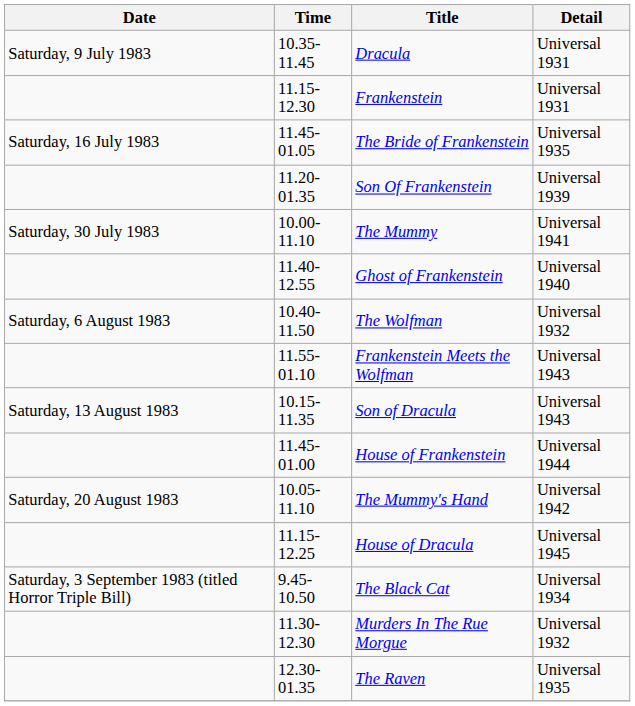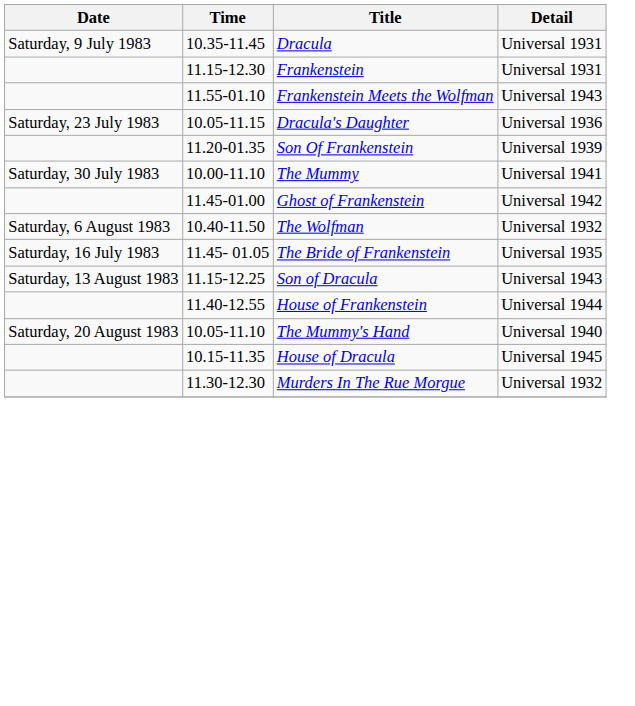rows swapped: (442, 142) <-> (433, 365)
+ row: (343, 122)
(299, 276) 11.40-12.55 -> (226, 200) 11.45-01.00
(569, 276) Universal 1940 -> (552, 200) Universal 1942
(299, 410) 10.15-11.35 -> (226, 278) 11.15-12.25
(299, 455) 11.45-01.00 -> (226, 305) 11.40-12.55
(569, 499) Universal 1942 -> (552, 331) Universal 1940
(299, 544) 11.15-12.25 -> (226, 357) 10.15-11.35
- row: (402, 589)
- row: (390, 678)
